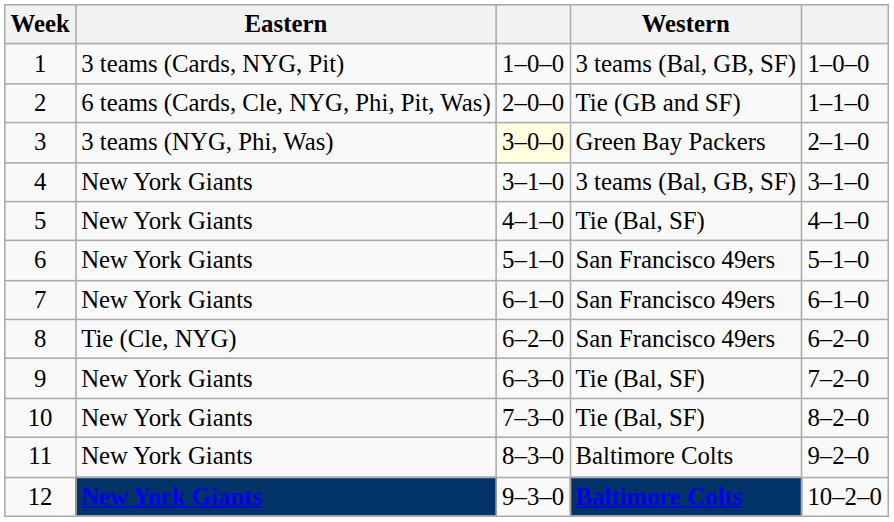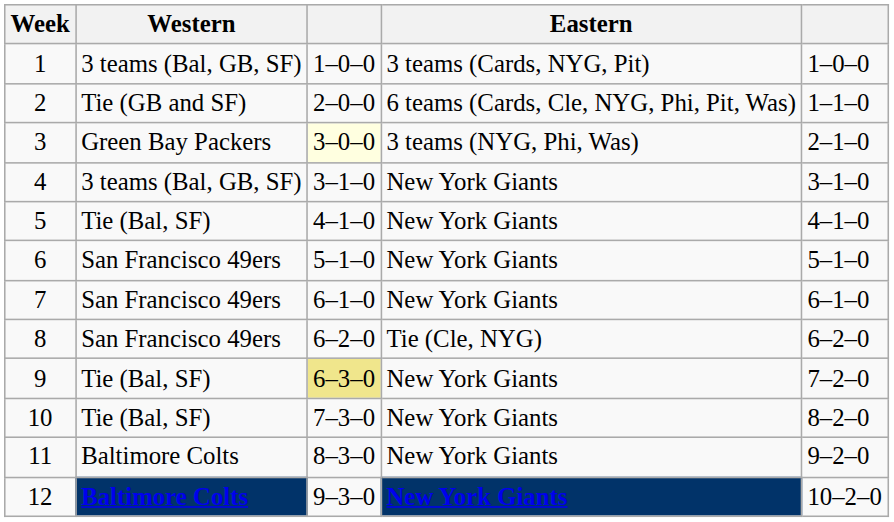columns swapped: (686, 24) <-> (286, 24)
(533, 378) no background -> (344, 378) khaki background
